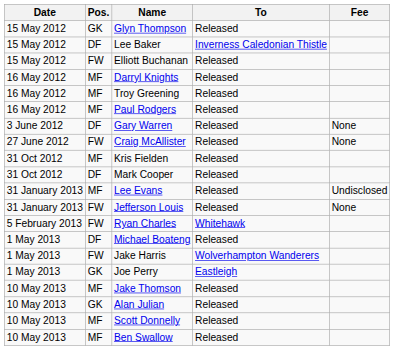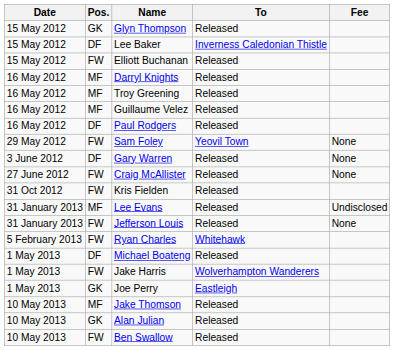+ row: (151, 110)
(95, 110) MF -> (95, 126) DF
+ row: (139, 142)
(95, 158) MF -> (96, 191) FW
- row: (144, 175)
- row: (147, 321)
(95, 337) MF -> (96, 337) FW
